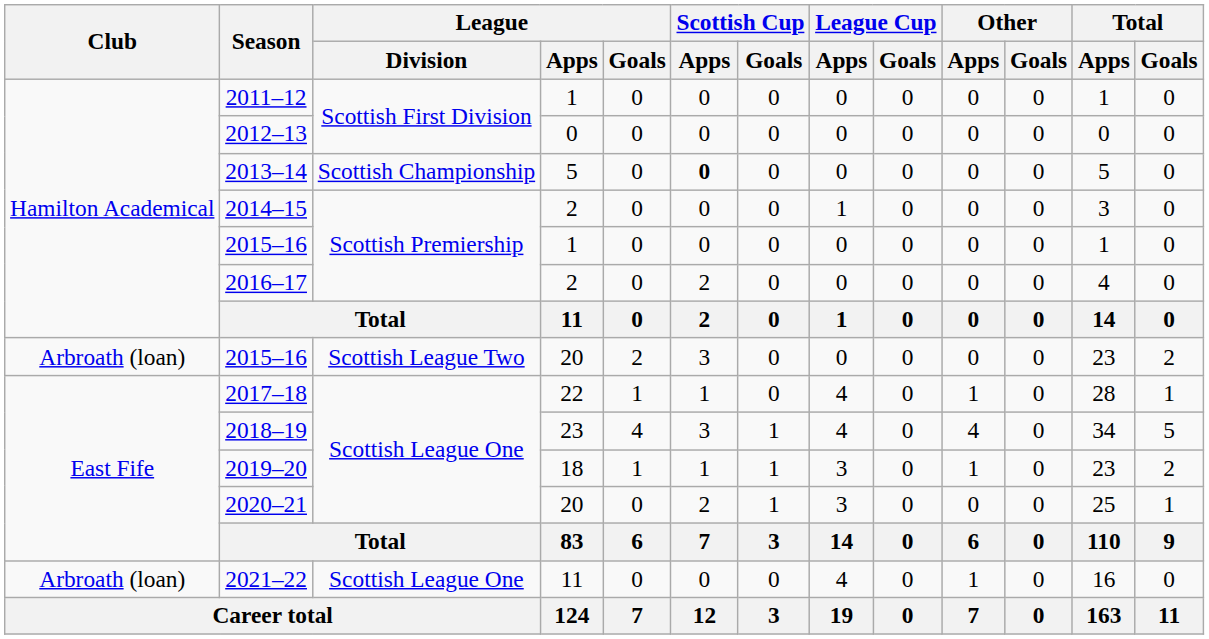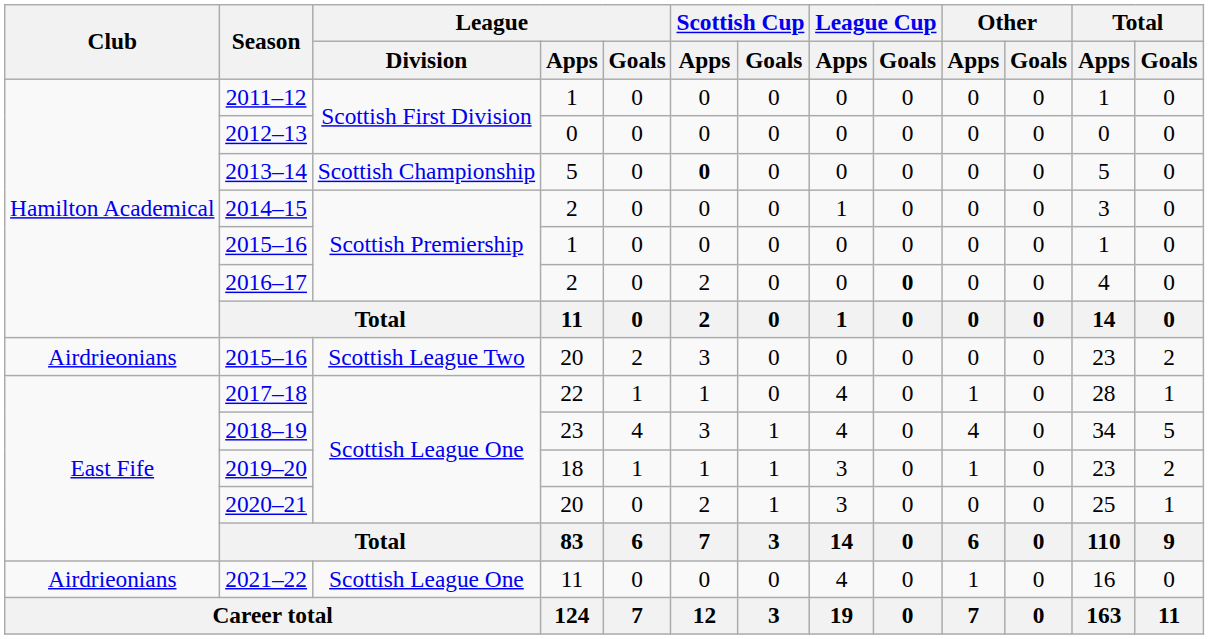(908, 282) normal -> (908, 282) bold
(112, 356) Arbroath (loan) -> (112, 356) Airdrieonians
(112, 578) Arbroath (loan) -> (112, 578) Airdrieonians
